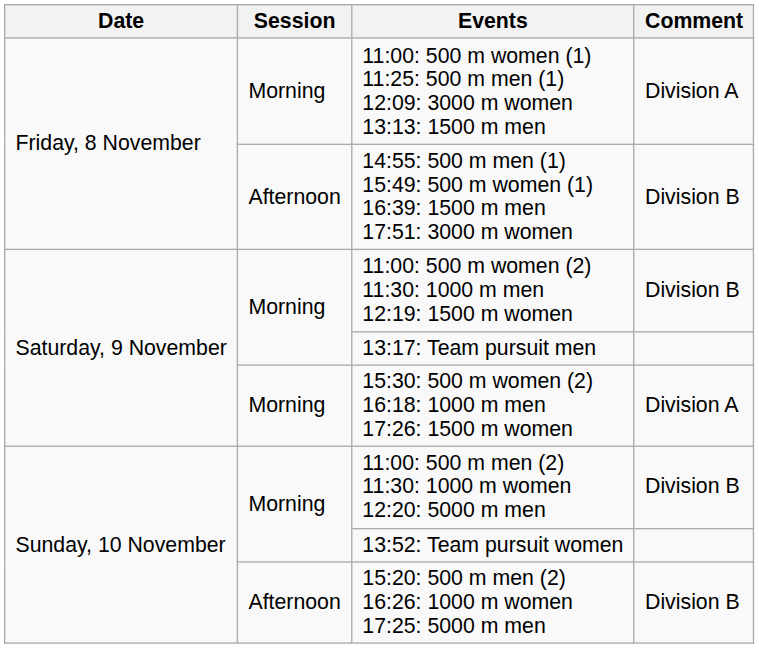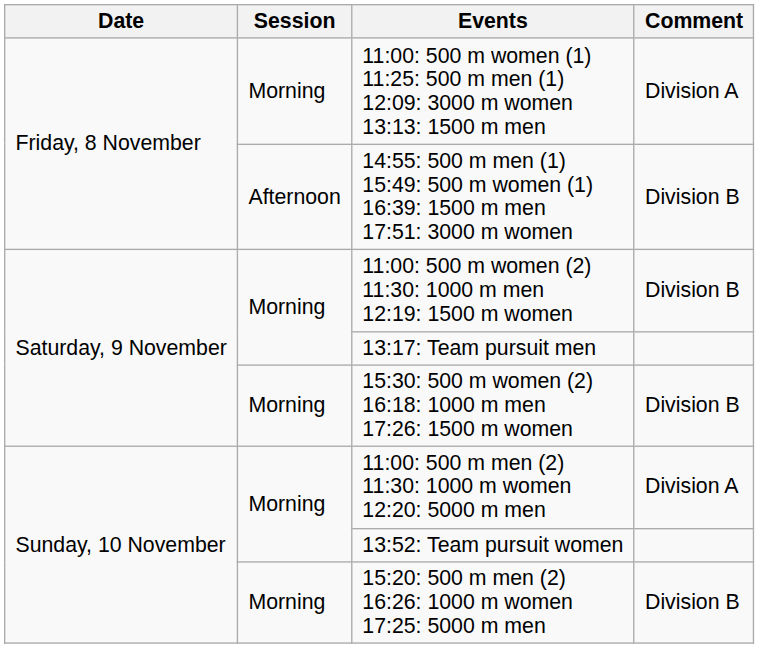(692, 405) Division A -> (692, 405) Division B
(692, 487) Division B -> (692, 487) Division A
(295, 602) Afternoon -> (287, 602) Morning
